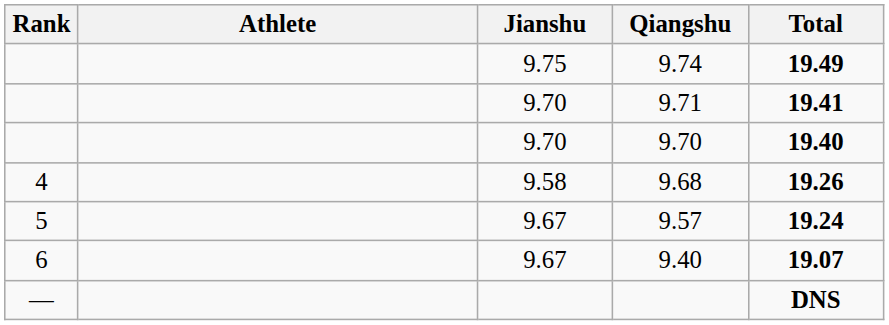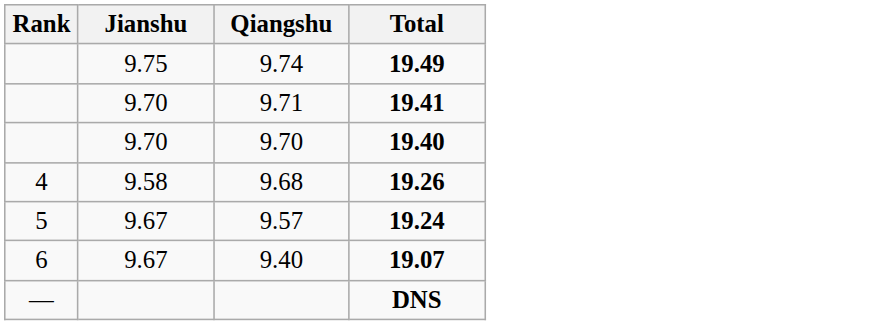- column: (278, 24)
